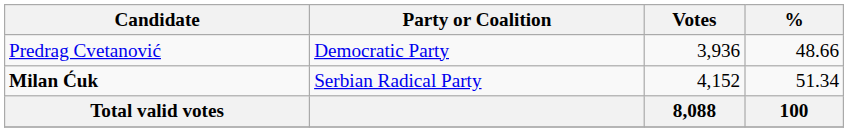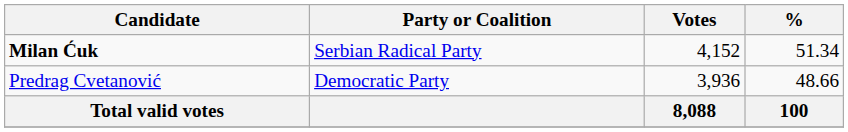rows swapped: (54, 80) <-> (85, 50)
